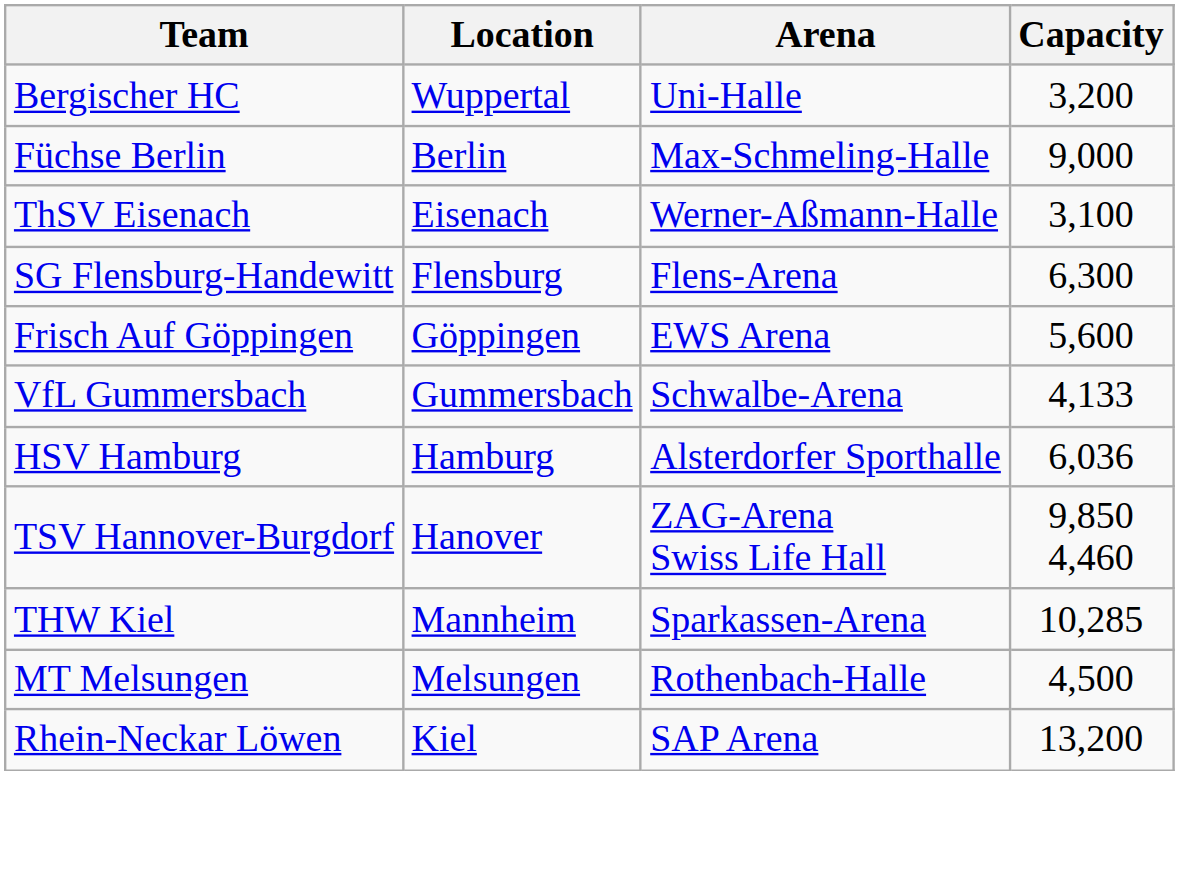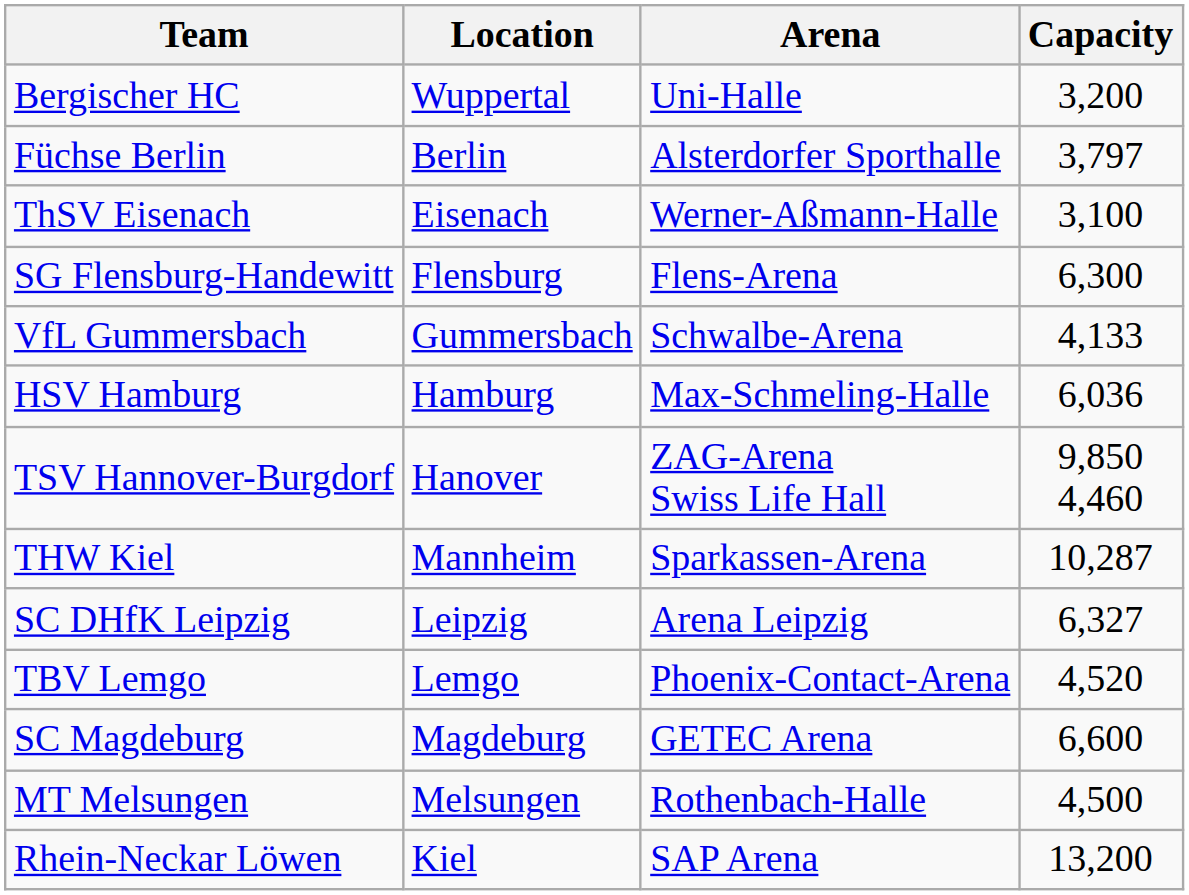(820, 154) Max-Schmeling-Halle -> (826, 154) Alsterdorfer Sporthalle
(1091, 154) 9,000 -> (1100, 154) 3,797
- row: (184, 335)
(826, 455) Alsterdorfer Sporthalle -> (820, 395) Max-Schmeling-Halle
(1091, 618) 10,285 -> (1100, 558) 10,287
+ row: (152, 618)
+ row: (110, 678)
+ row: (129, 738)
